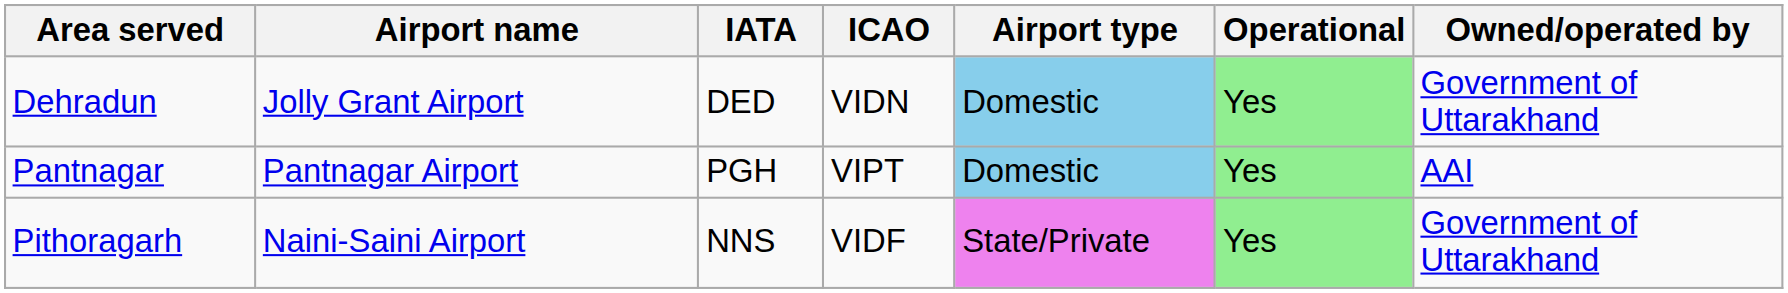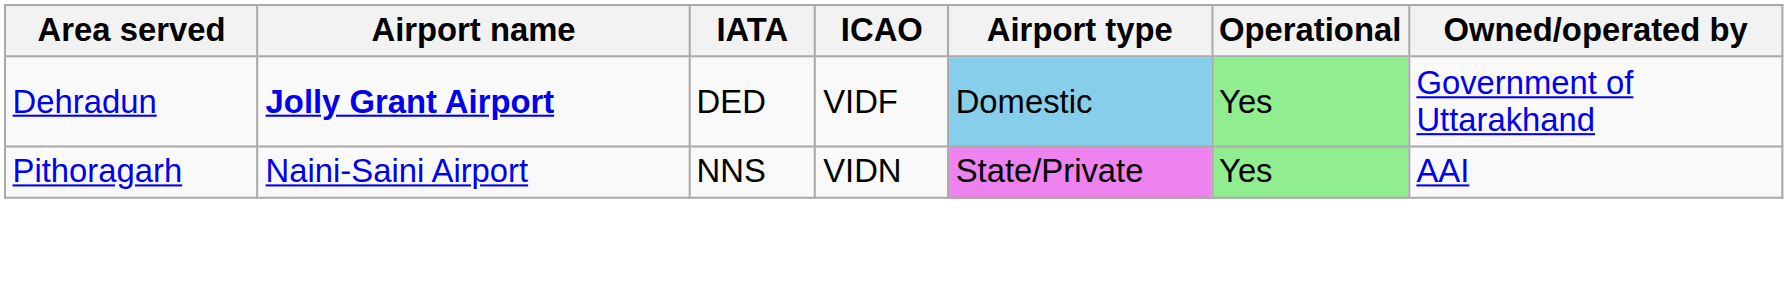(393, 100) normal -> (410, 100) bold
(870, 100) VIDN -> (861, 100) VIDF
- row: (88, 171)
(868, 241) VIDF -> (862, 171) VIDN
(1529, 241) Government of Uttarakhand -> (1443, 171) AAI
